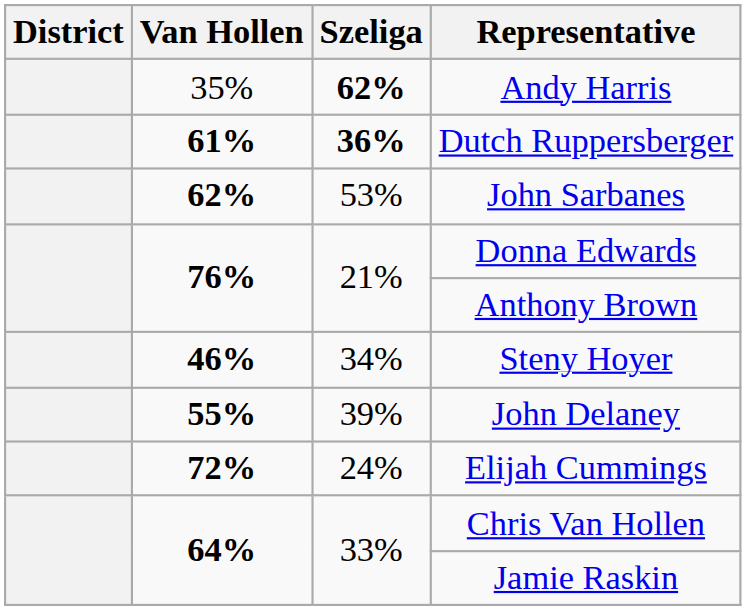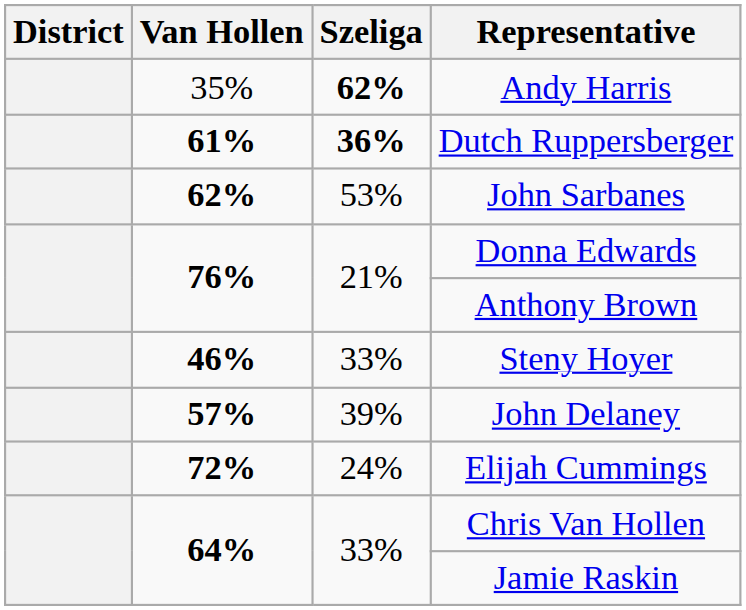(371, 359) 34% -> (371, 359) 33%
(222, 413) 55% -> (222, 413) 57%
